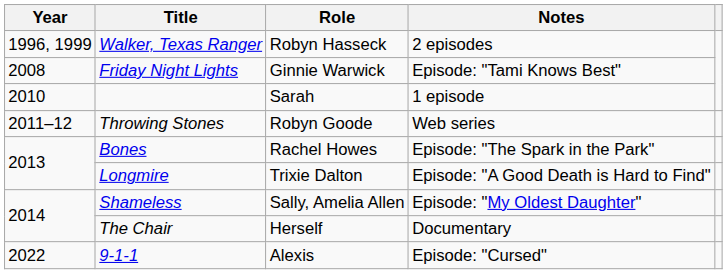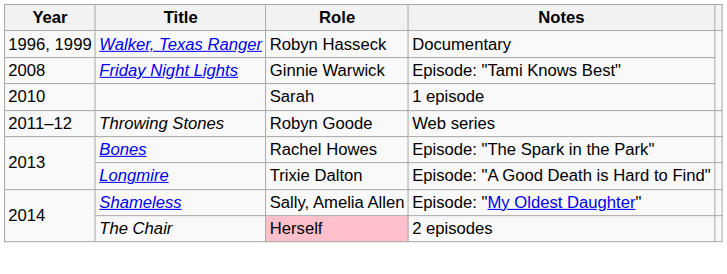(452, 44) 2 episodes -> (462, 44) Documentary
(296, 228) no background -> (296, 228) pink background
(462, 228) Documentary -> (452, 228) 2 episodes
- row: (119, 255)
